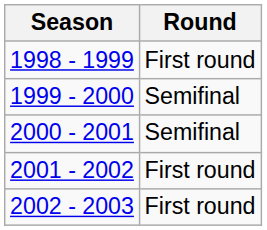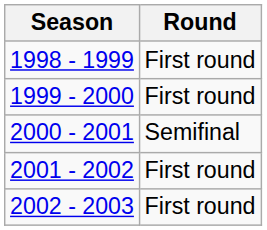(192, 96) Semifinal -> (200, 96) First round
